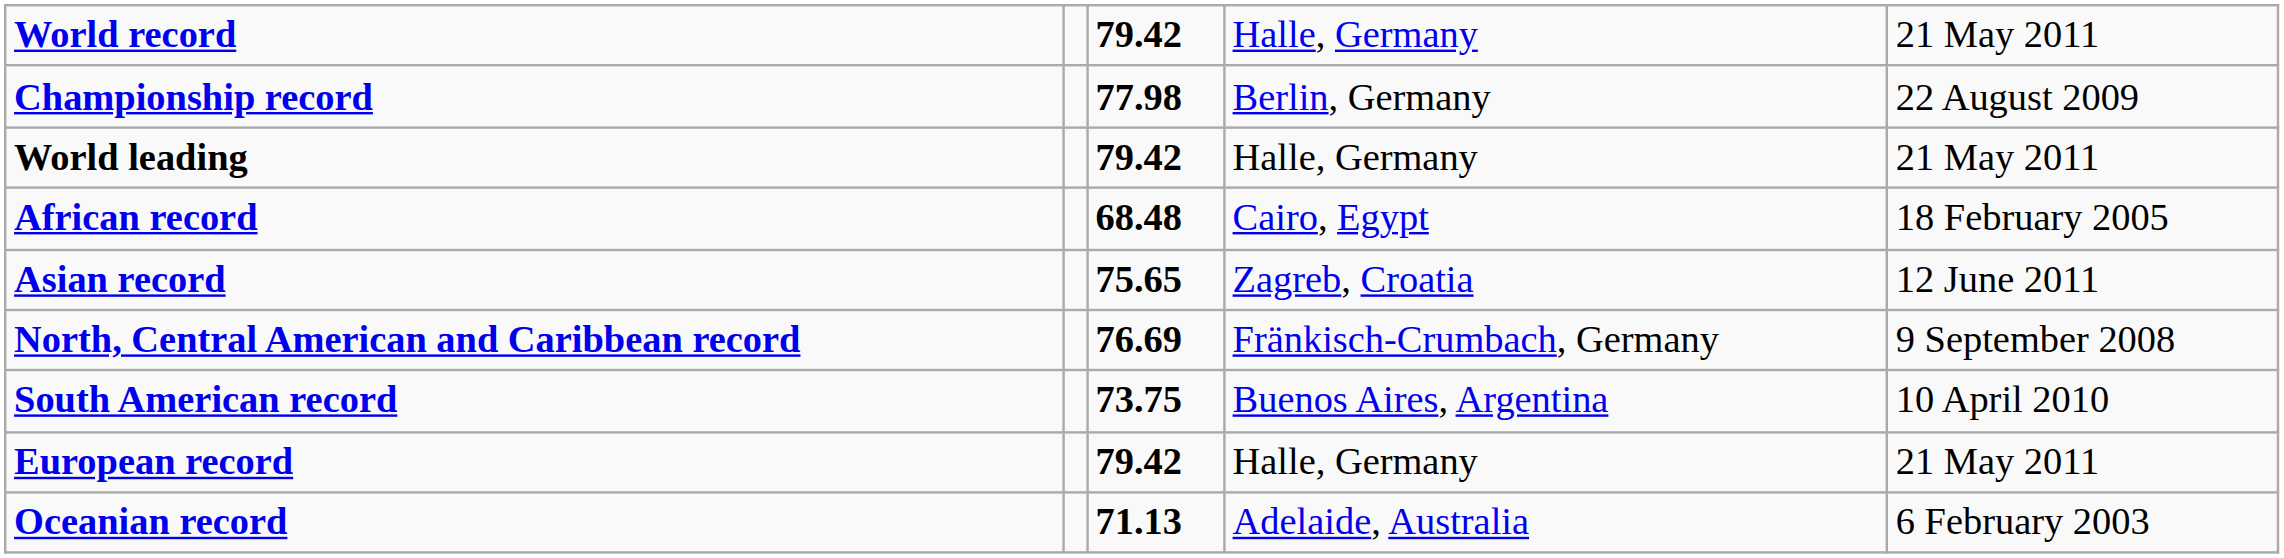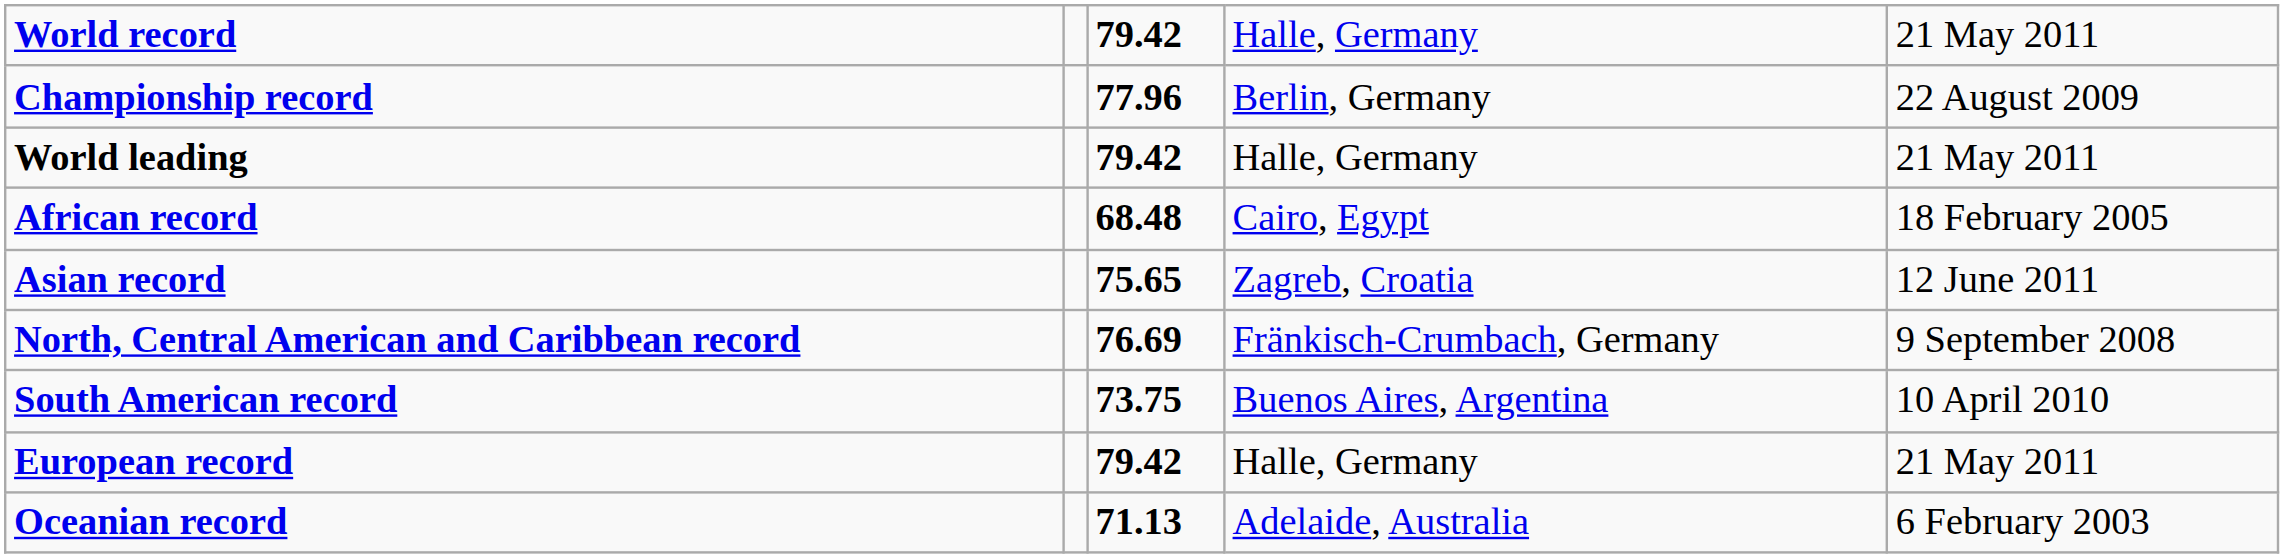(1139, 95) 77.98 -> (1139, 95) 77.96
